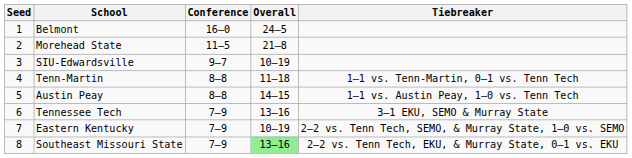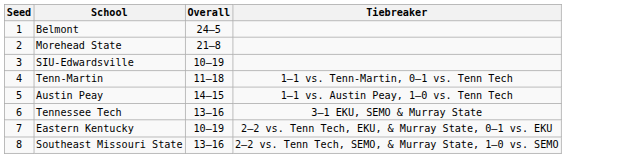- column: (218, 13)
(463, 128) 2–2 vs. Tenn Tech, SEMO, & Murray State, 1–0 vs. SEMO -> (397, 128) 2–2 vs. Tenn Tech, EKU, & Murray State, 0–1 vs. EKU
(275, 145) lightgreen background -> (209, 145) no background
(463, 145) 2–2 vs. Tenn Tech, EKU, & Murray State, 0–1 vs. EKU -> (397, 145) 2–2 vs. Tenn Tech, SEMO, & Murray State, 1–0 vs. SEMO
